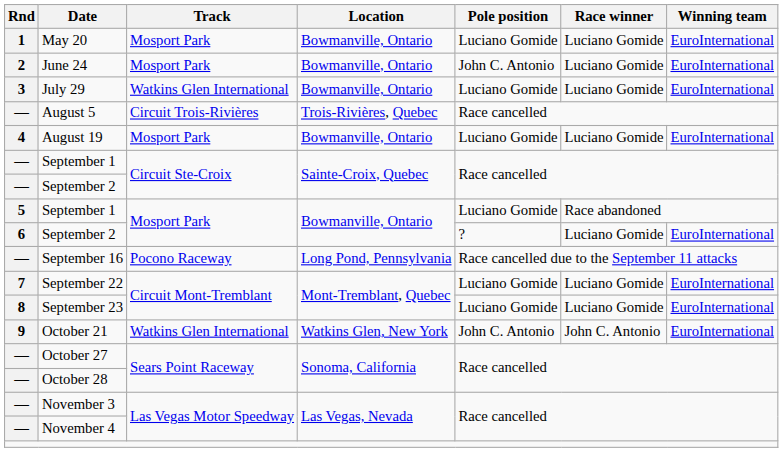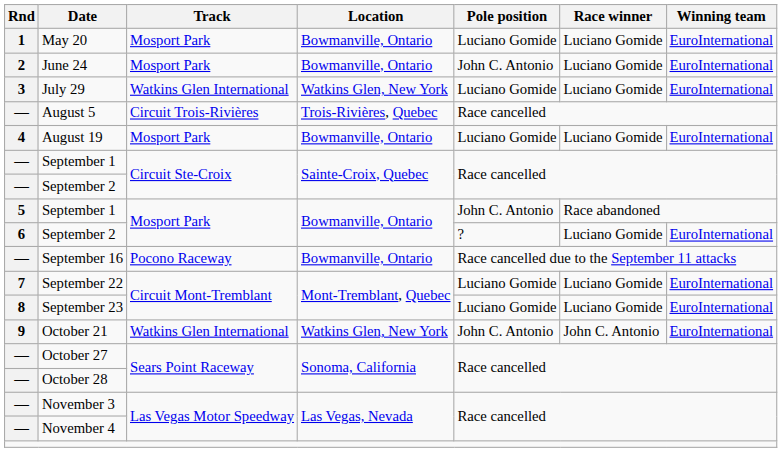(367, 88) Bowmanville, Ontario -> (374, 88) Watkins Glen, New York
(508, 210) Luciano Gomide -> (505, 210) John C. Antonio
(376, 258) Long Pond, Pennsylvania -> (367, 258) Bowmanville, Ontario
